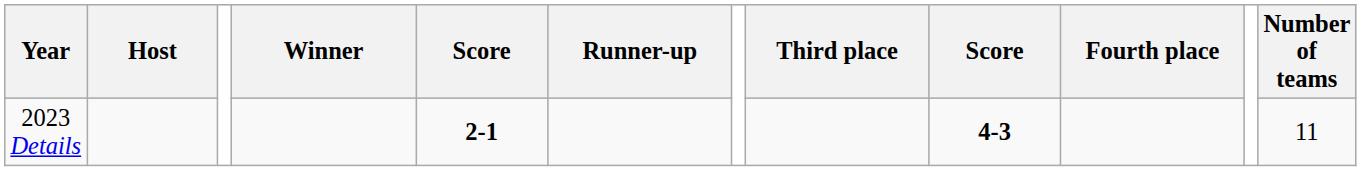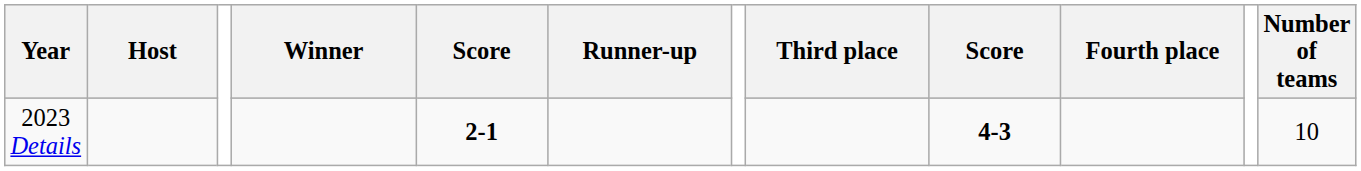(1307, 131) 11 -> (1307, 131) 10
